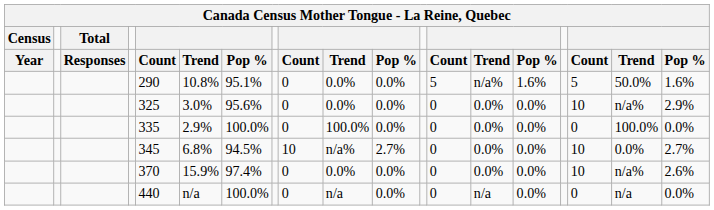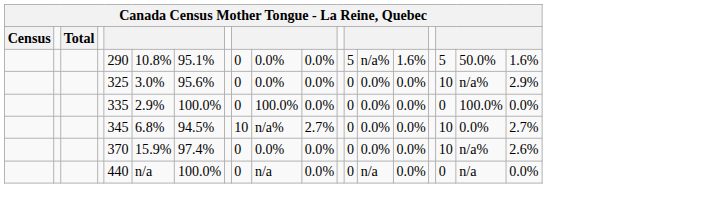- row: (29, 60)
